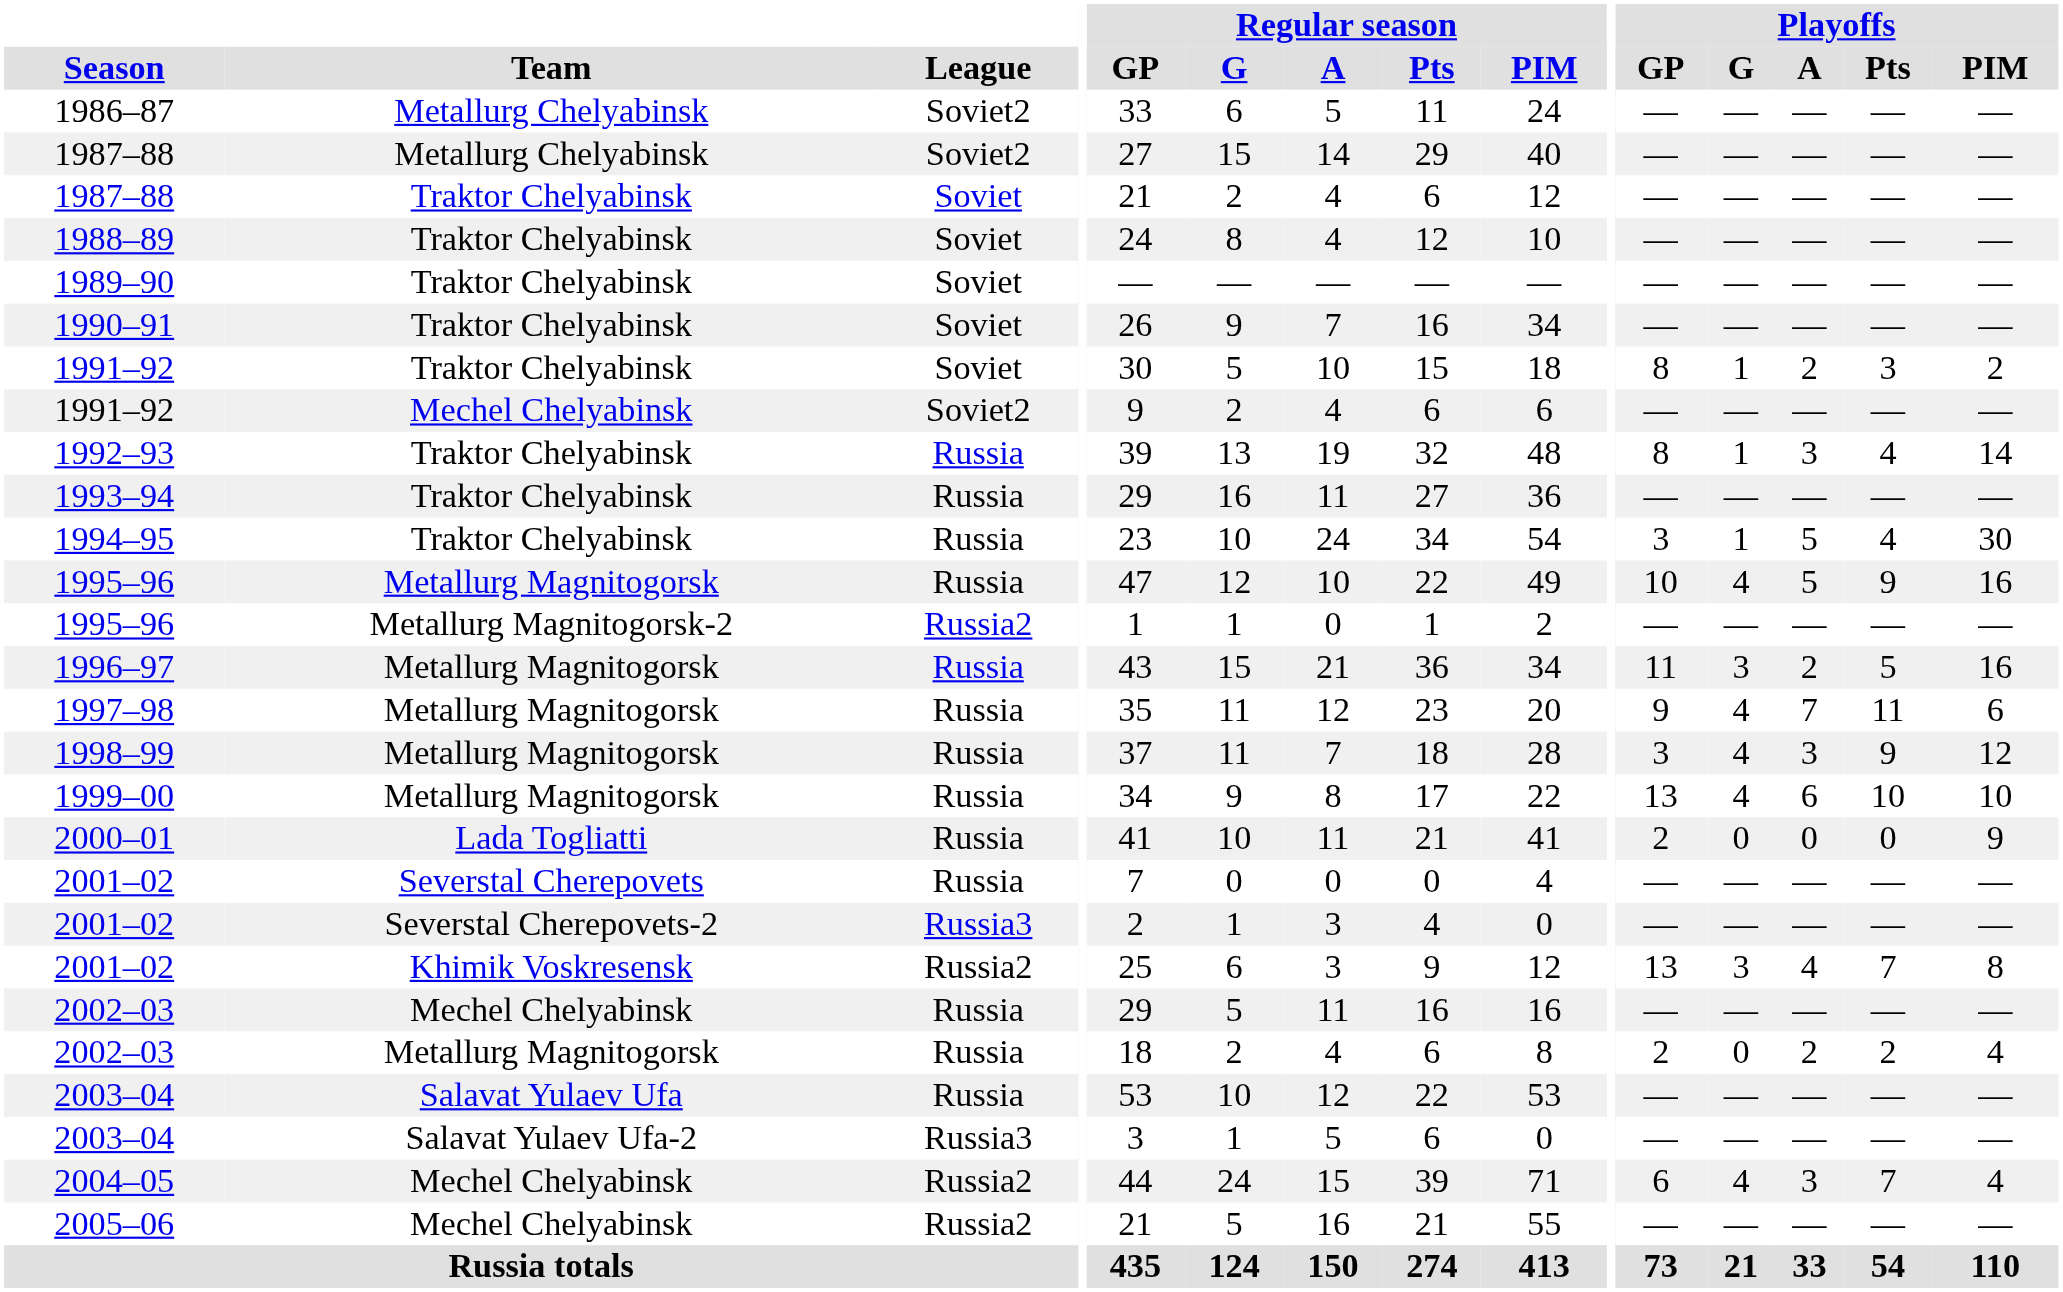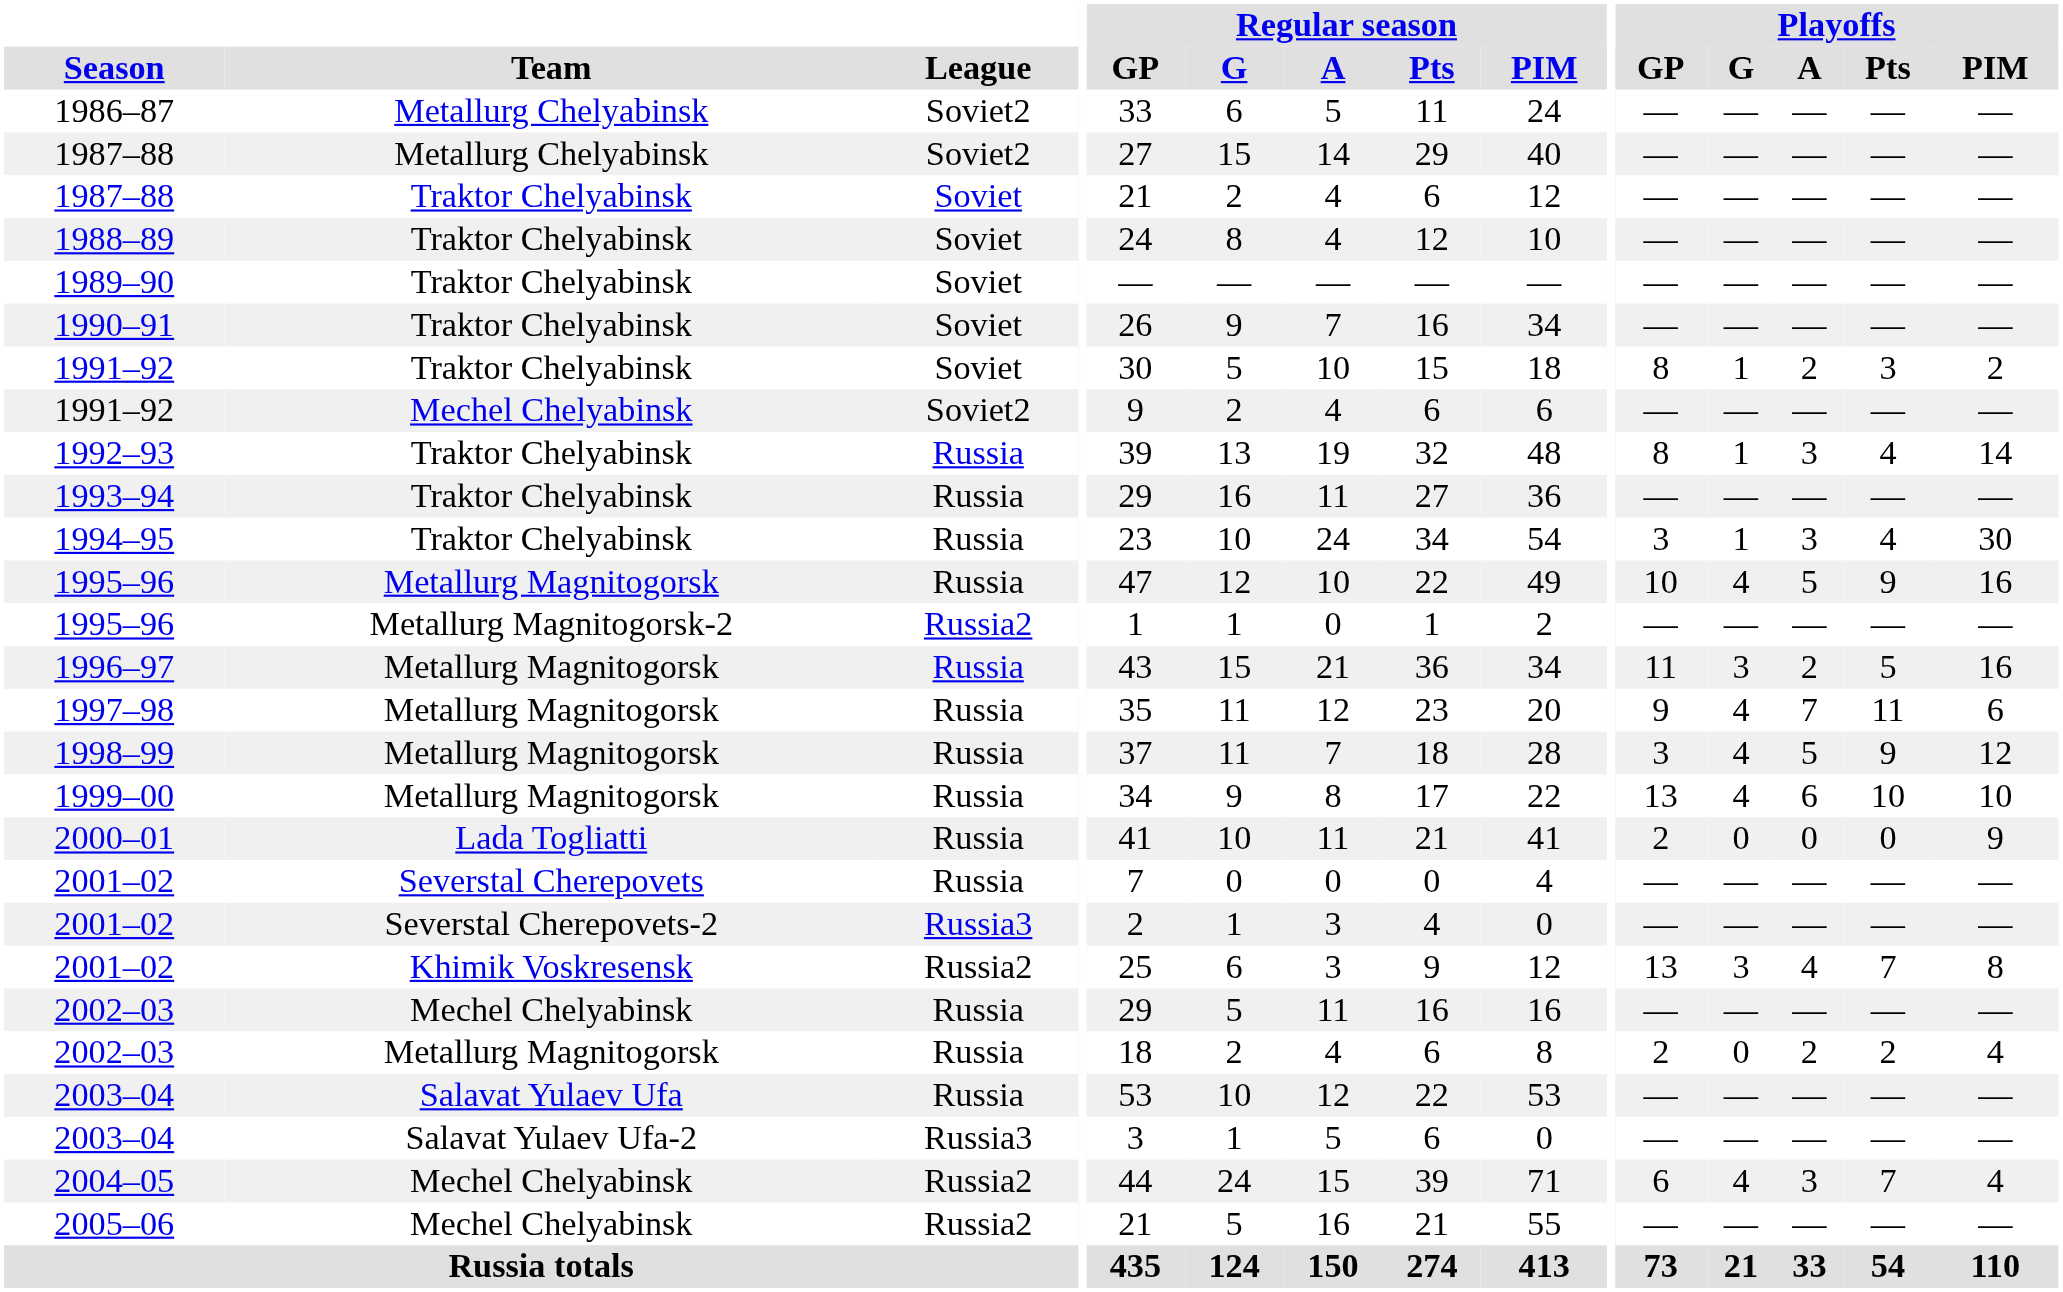(1809, 538) 5 -> (1809, 538) 3
(1809, 752) 3 -> (1809, 752) 5
